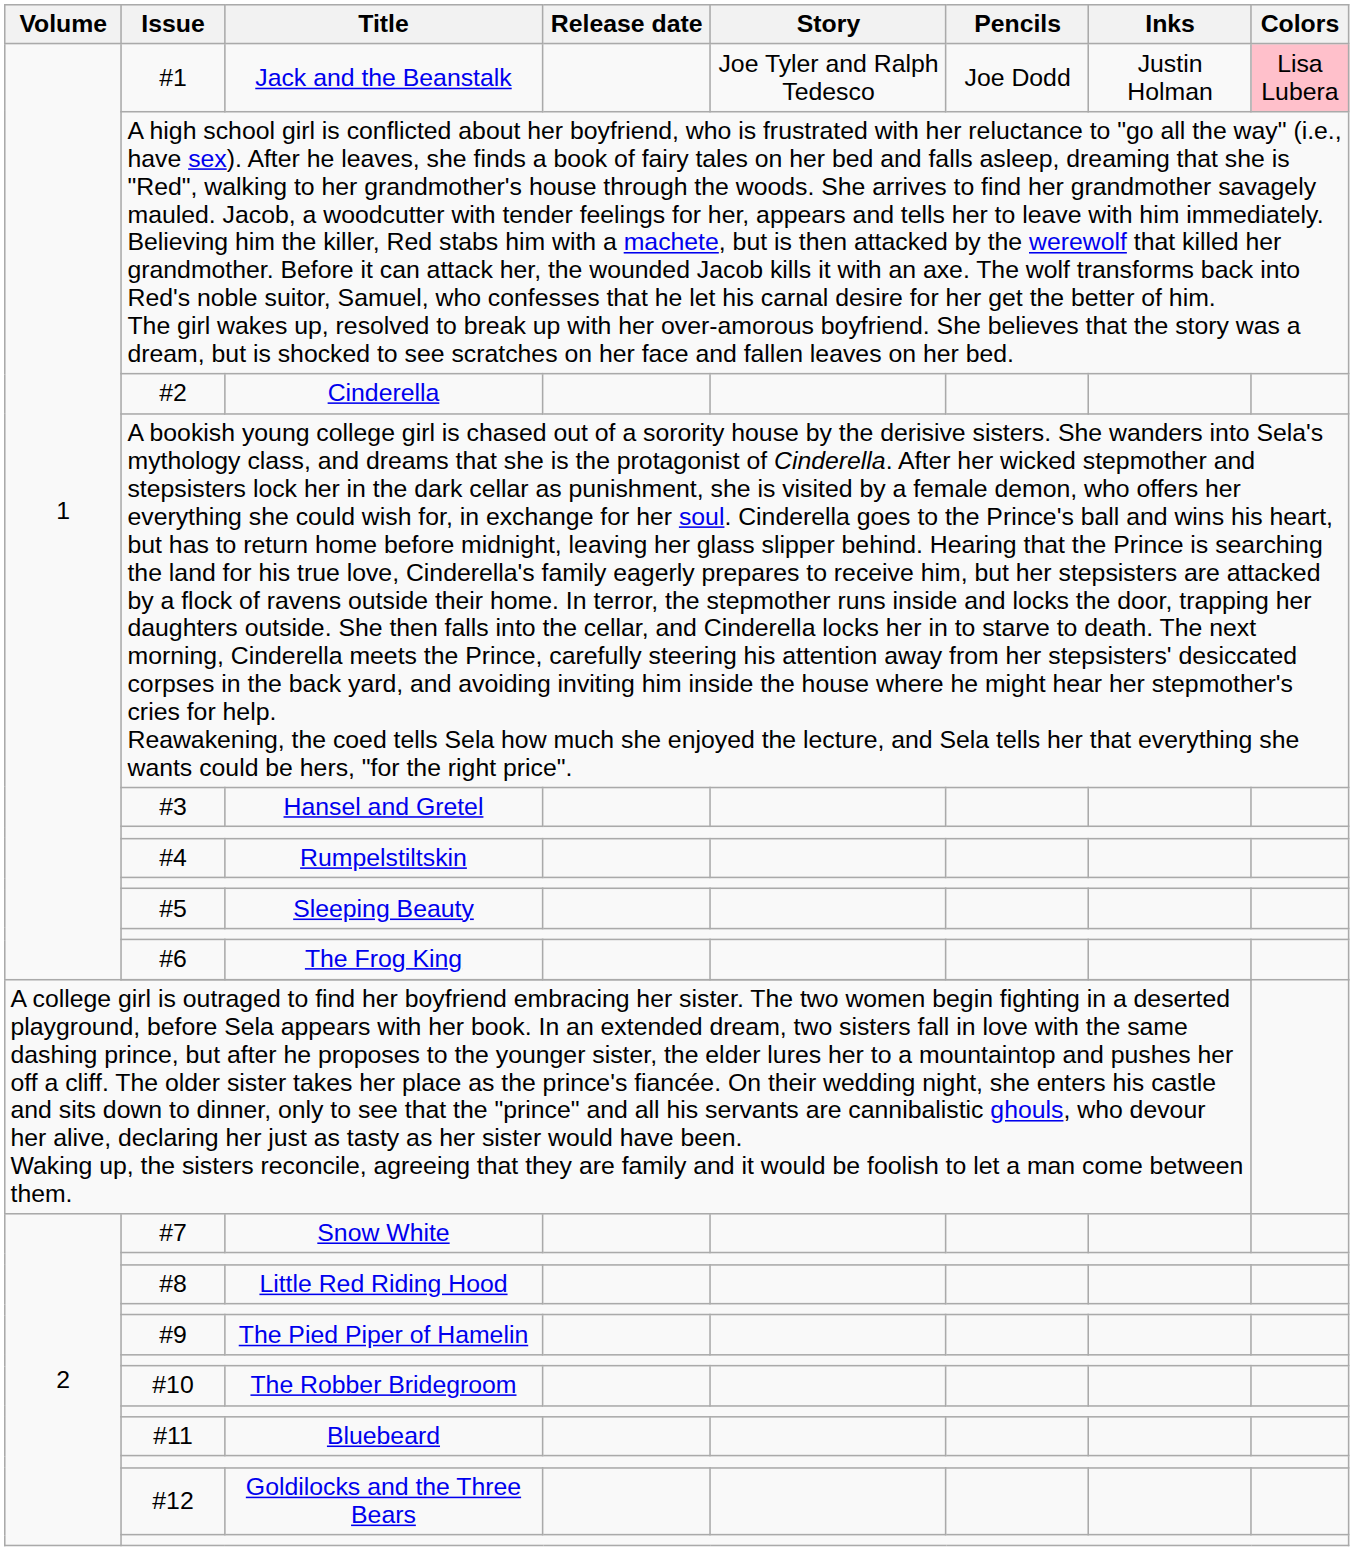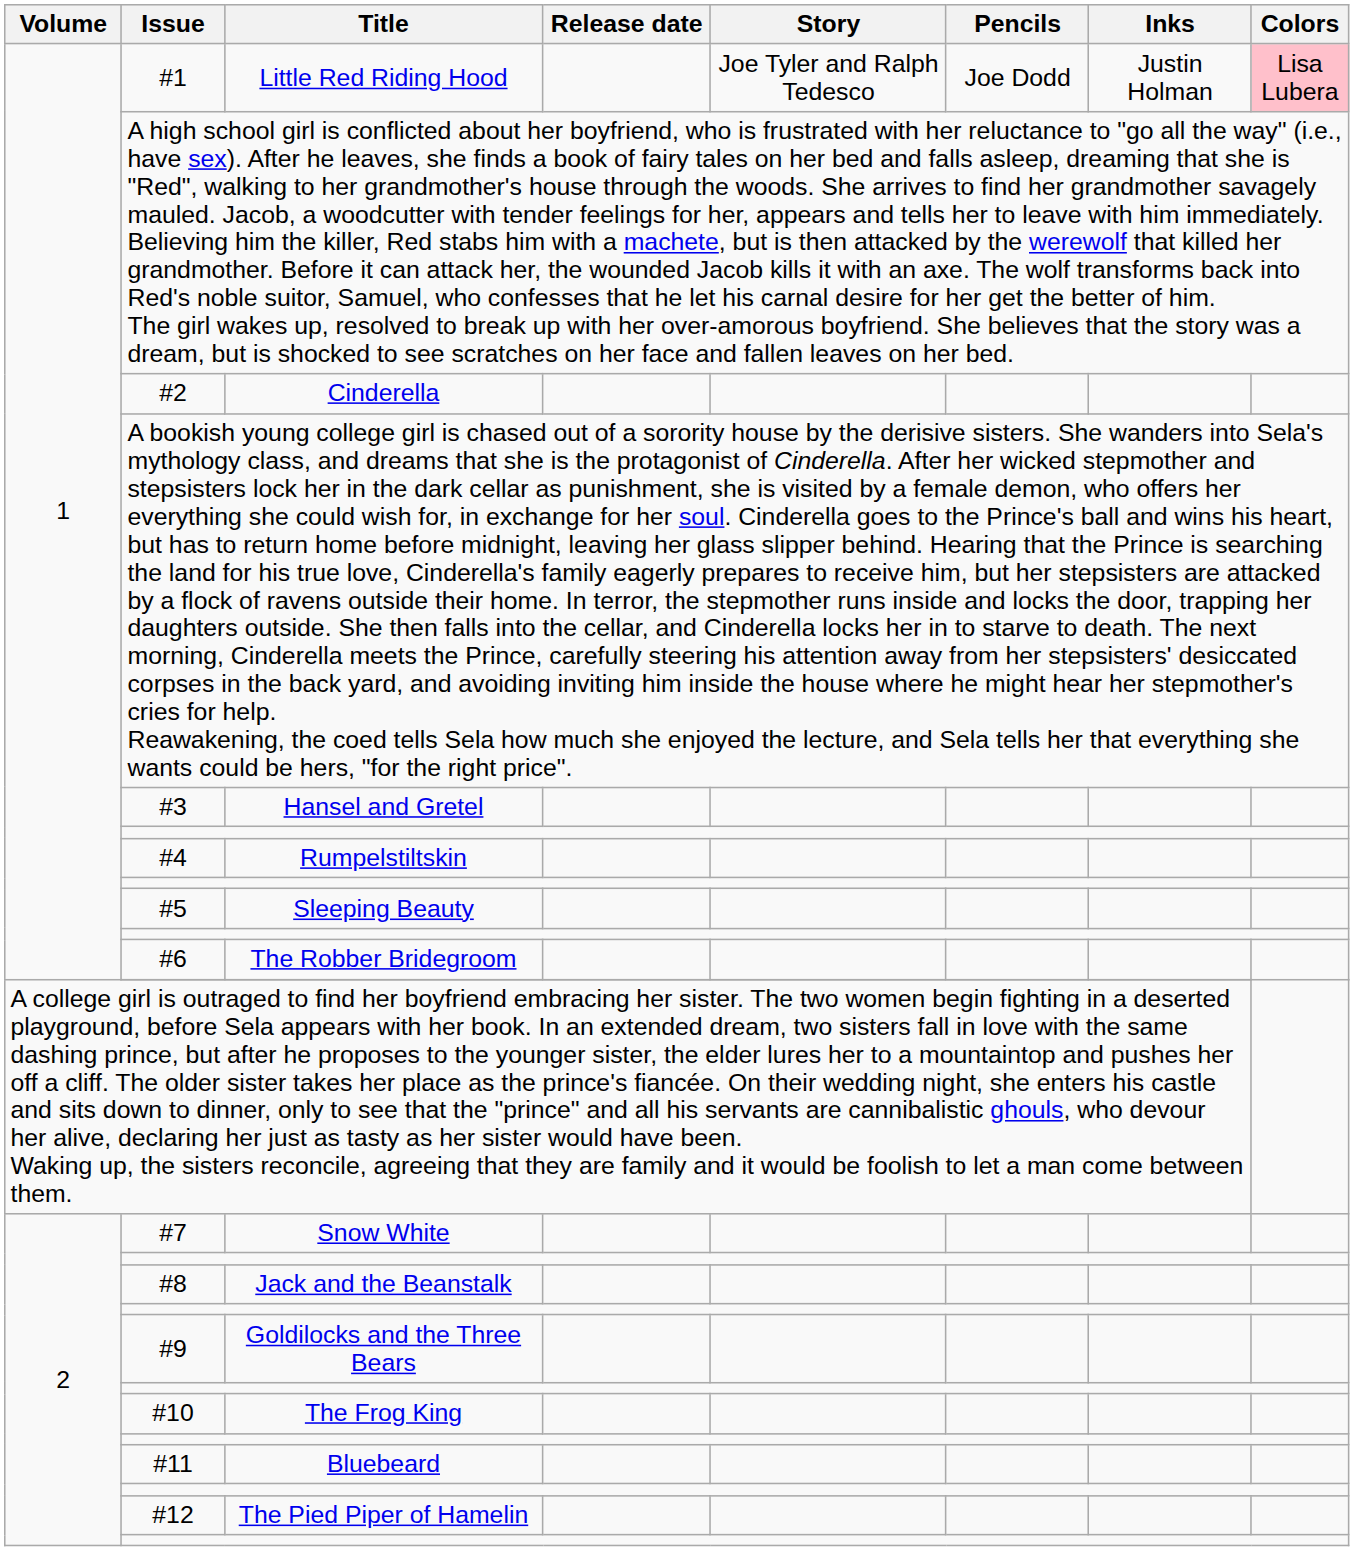(383, 77) Jack and the Beanstalk -> (383, 77) Little Red Riding Hood
(383, 959) The Frog King -> (383, 959) The Robber Bridegroom
(383, 1283) Little Red Riding Hood -> (383, 1283) Jack and the Beanstalk
(383, 1334) The Pied Piper of Hamelin -> (383, 1348) Goldilocks and the Three Bears
(383, 1385) The Robber Bridegroom -> (383, 1413) The Frog King
(383, 1500) Goldilocks and the Three Bears -> (383, 1514) The Pied Piper of Hamelin
